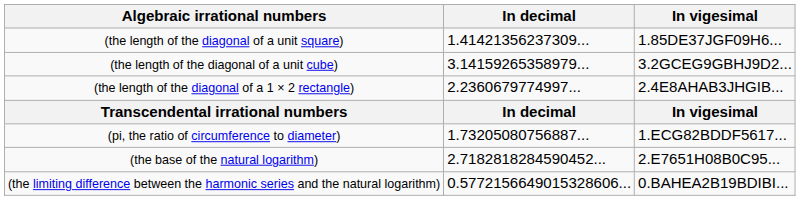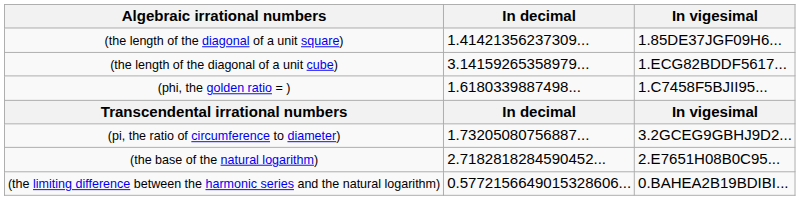(715, 64) 3.2GCEG9GBHJ9D2... -> (712, 64) 1.ECG82BDDF5617...
- row: (224, 88)
+ row: (224, 88)
(712, 135) 1.ECG82BDDF5617... -> (715, 135) 3.2GCEG9GBHJ9D2...
